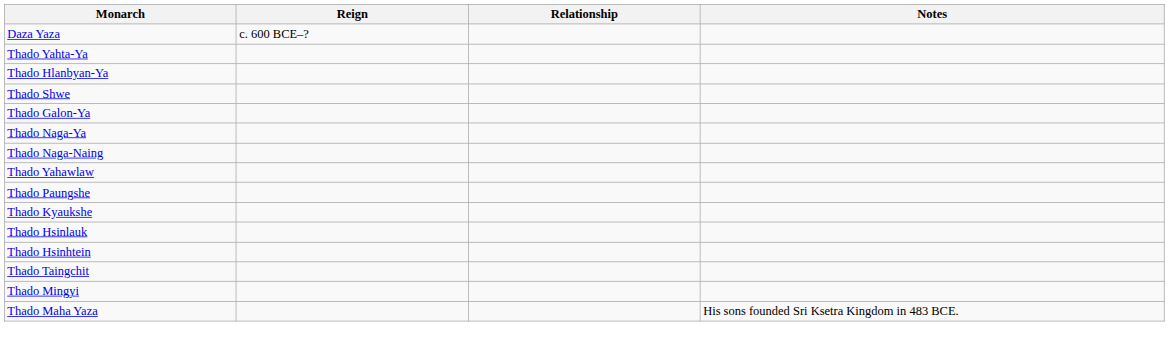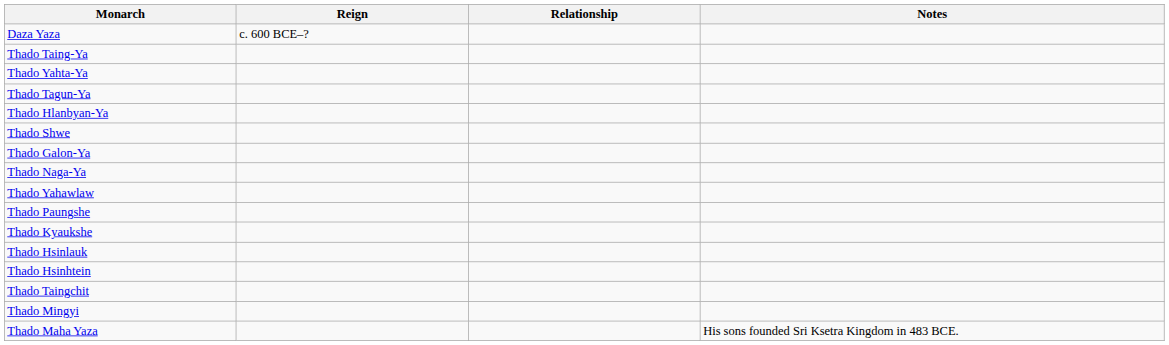+ row: (48, 53)
+ row: (49, 93)
- row: (55, 152)
